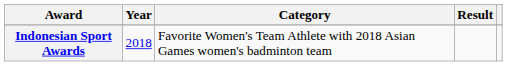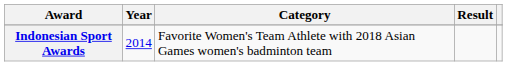(139, 43) 2018 -> (139, 43) 2014
